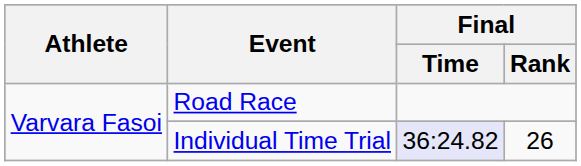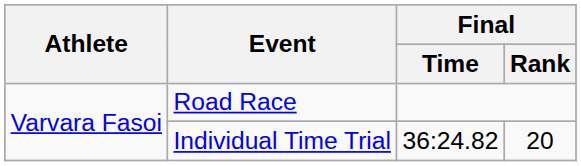(450, 141) lavender background -> (450, 141) no background
(540, 141) 26 -> (540, 141) 20
